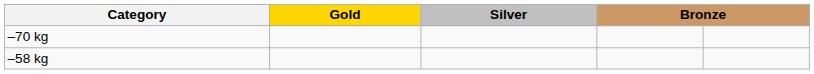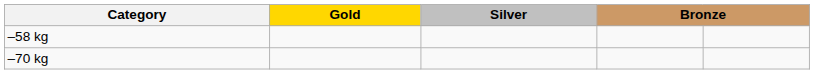rows swapped: (28, 58) <-> (28, 36)
